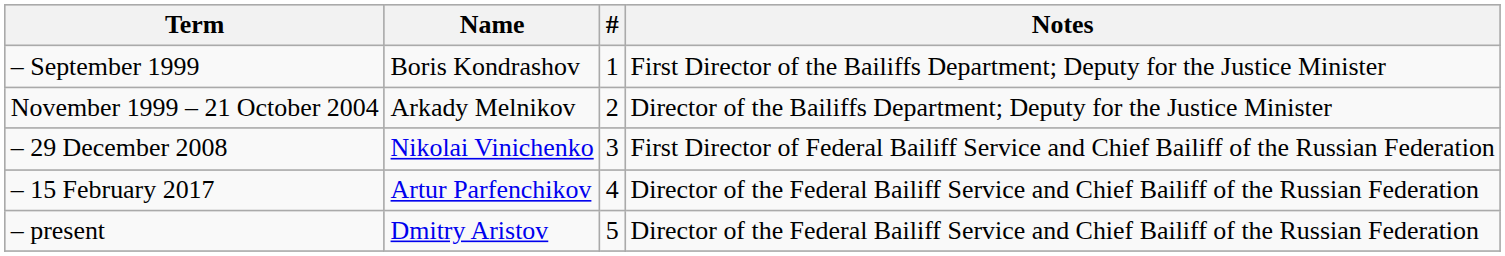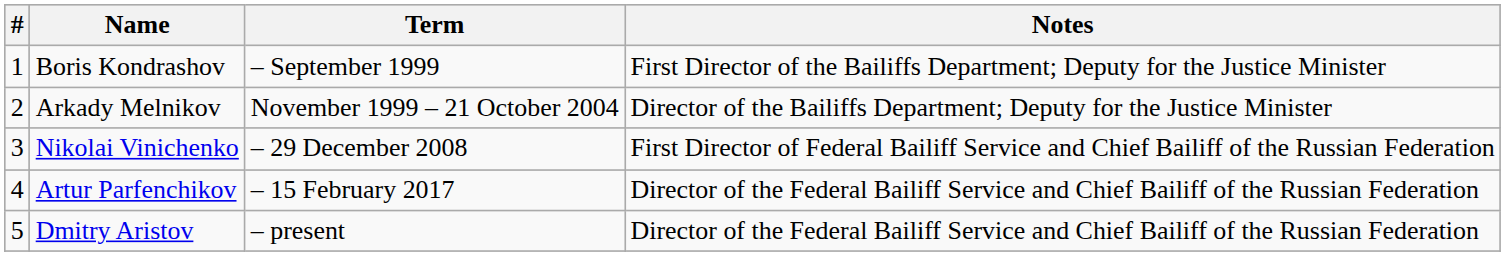columns swapped: (612, 25) <-> (195, 25)
